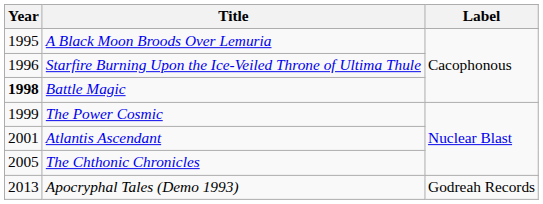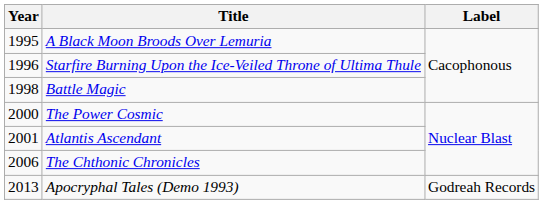(23, 89) bold -> (23, 89) normal
(23, 114) 1999 -> (23, 114) 2000
(23, 162) 2005 -> (23, 162) 2006
